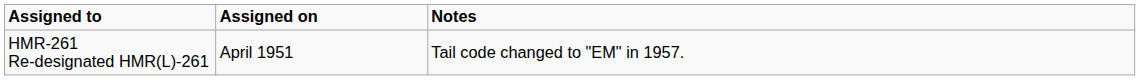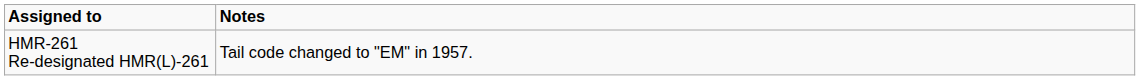- column: (269, 17)
